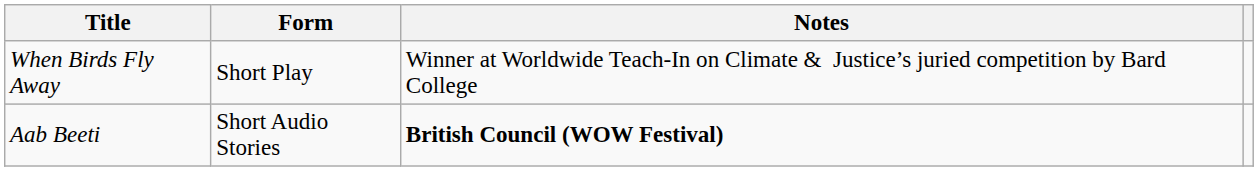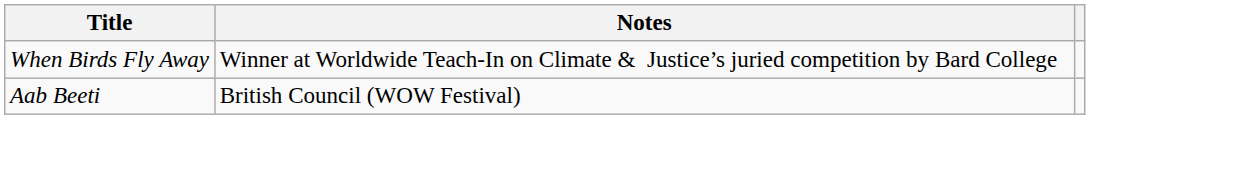- column: (306, 22)
(565, 134) bold -> (370, 95) normal
